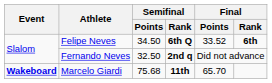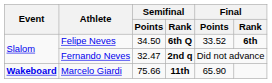(149, 56) 32.50 -> (149, 56) 32.47
(149, 71) 75.68 -> (149, 71) 75.66
(214, 71) 65.70 -> (214, 71) 65.90
